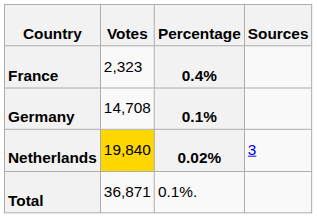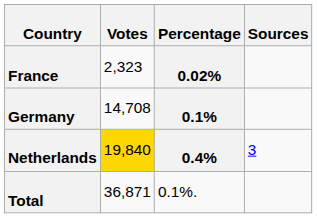(199, 75) 0.4% -> (199, 75) 0.02%
(199, 158) 0.02% -> (199, 158) 0.4%
